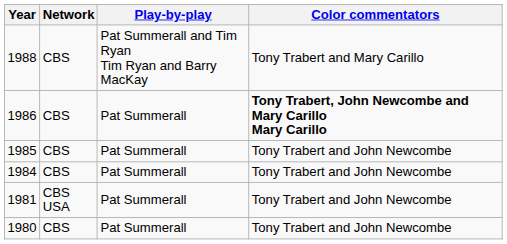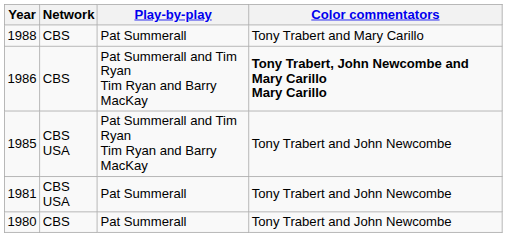(169, 57) Pat Summerall and Tim Ryan Tim Ryan and Barry MacKay -> (143, 35) Pat Summerall
(143, 115) Pat Summerall -> (169, 78) Pat Summerall and Tim Ryan Tim Ryan and Barry MacKay
(56, 151) CBS -> (56, 143) CBS USA
(143, 151) Pat Summerall -> (169, 143) Pat Summerall and Tim Ryan Tim Ryan and Barry MacKay
- row: (22, 171)
